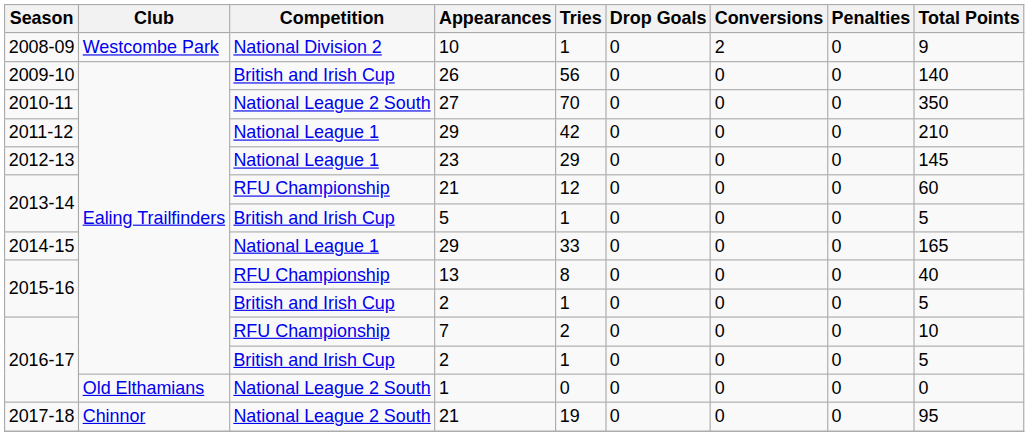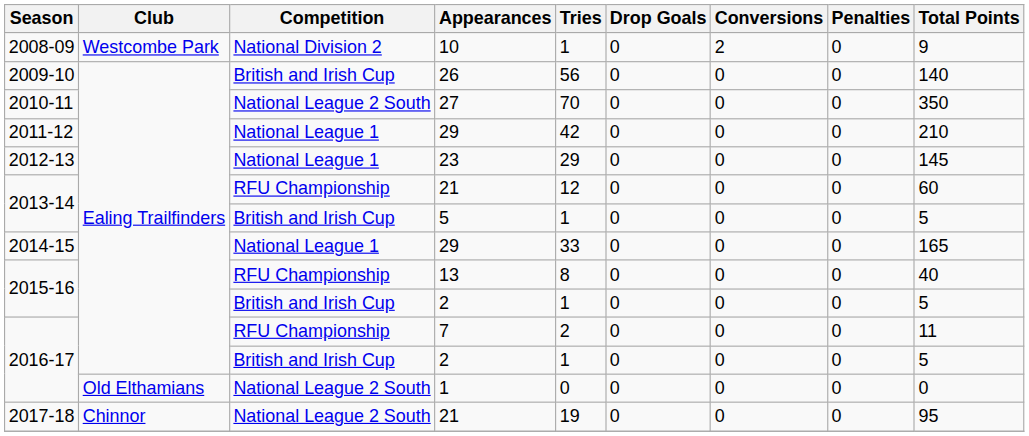(928, 331) 10 -> (928, 331) 11
